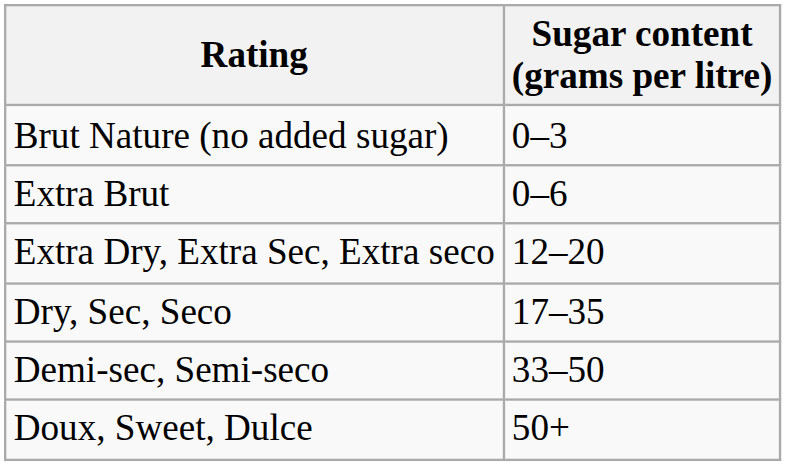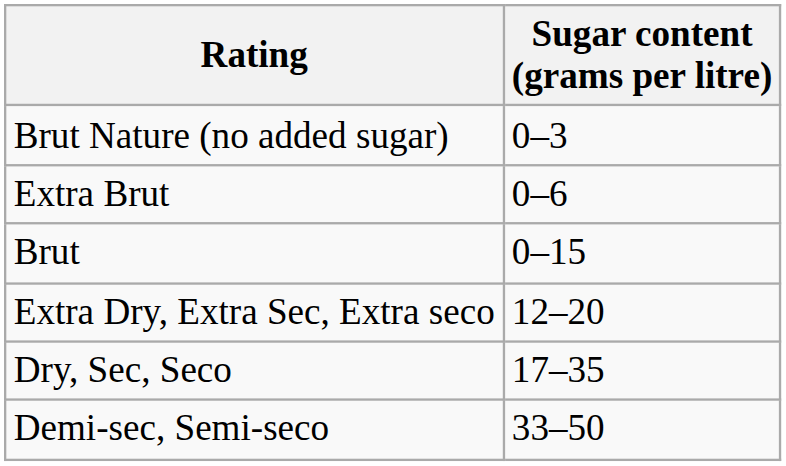+ row: (47, 252)
- row: (163, 428)
